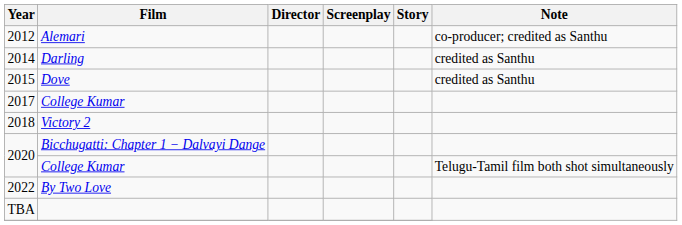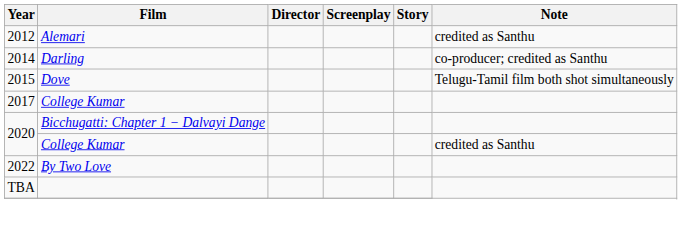(521, 36) co-producer; credited as Santhu -> (485, 36) credited as Santhu
(485, 58) credited as Santhu -> (521, 58) co-producer; credited as Santhu
(485, 79) credited as Santhu -> (554, 79) Telugu-Tamil film both shot simultaneously
- row: (21, 123)
(554, 166) Telugu-Tamil film both shot simultaneously -> (485, 144) credited as Santhu
